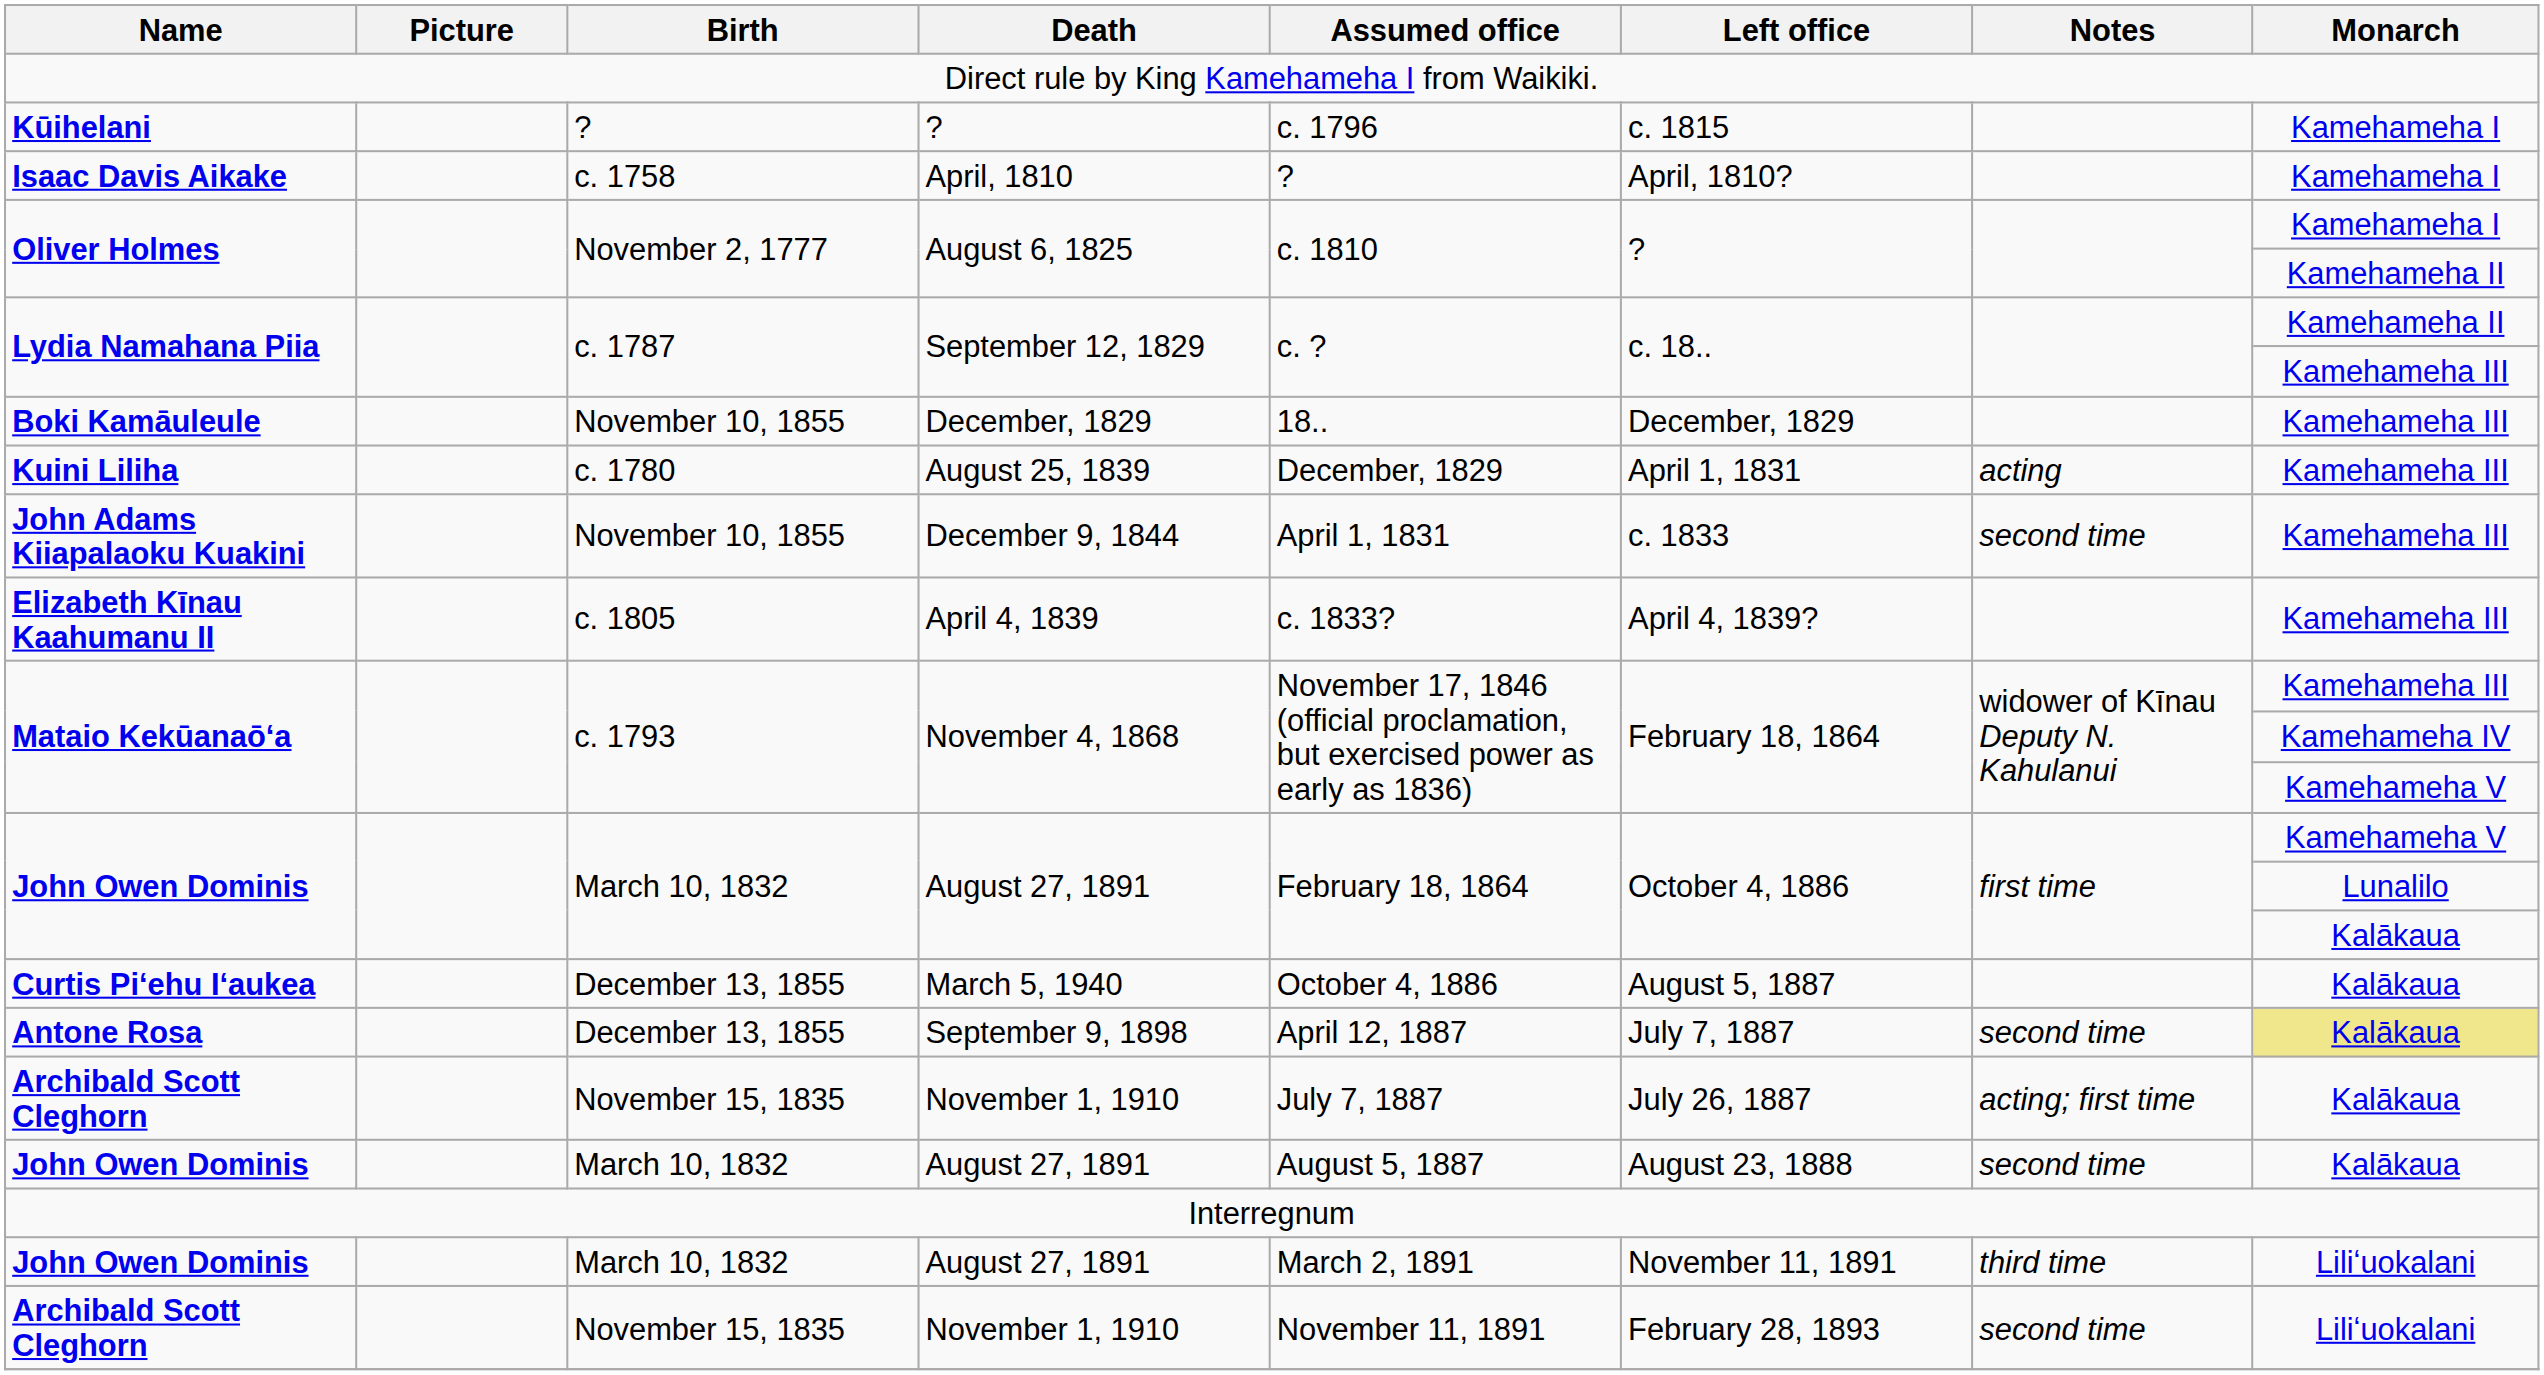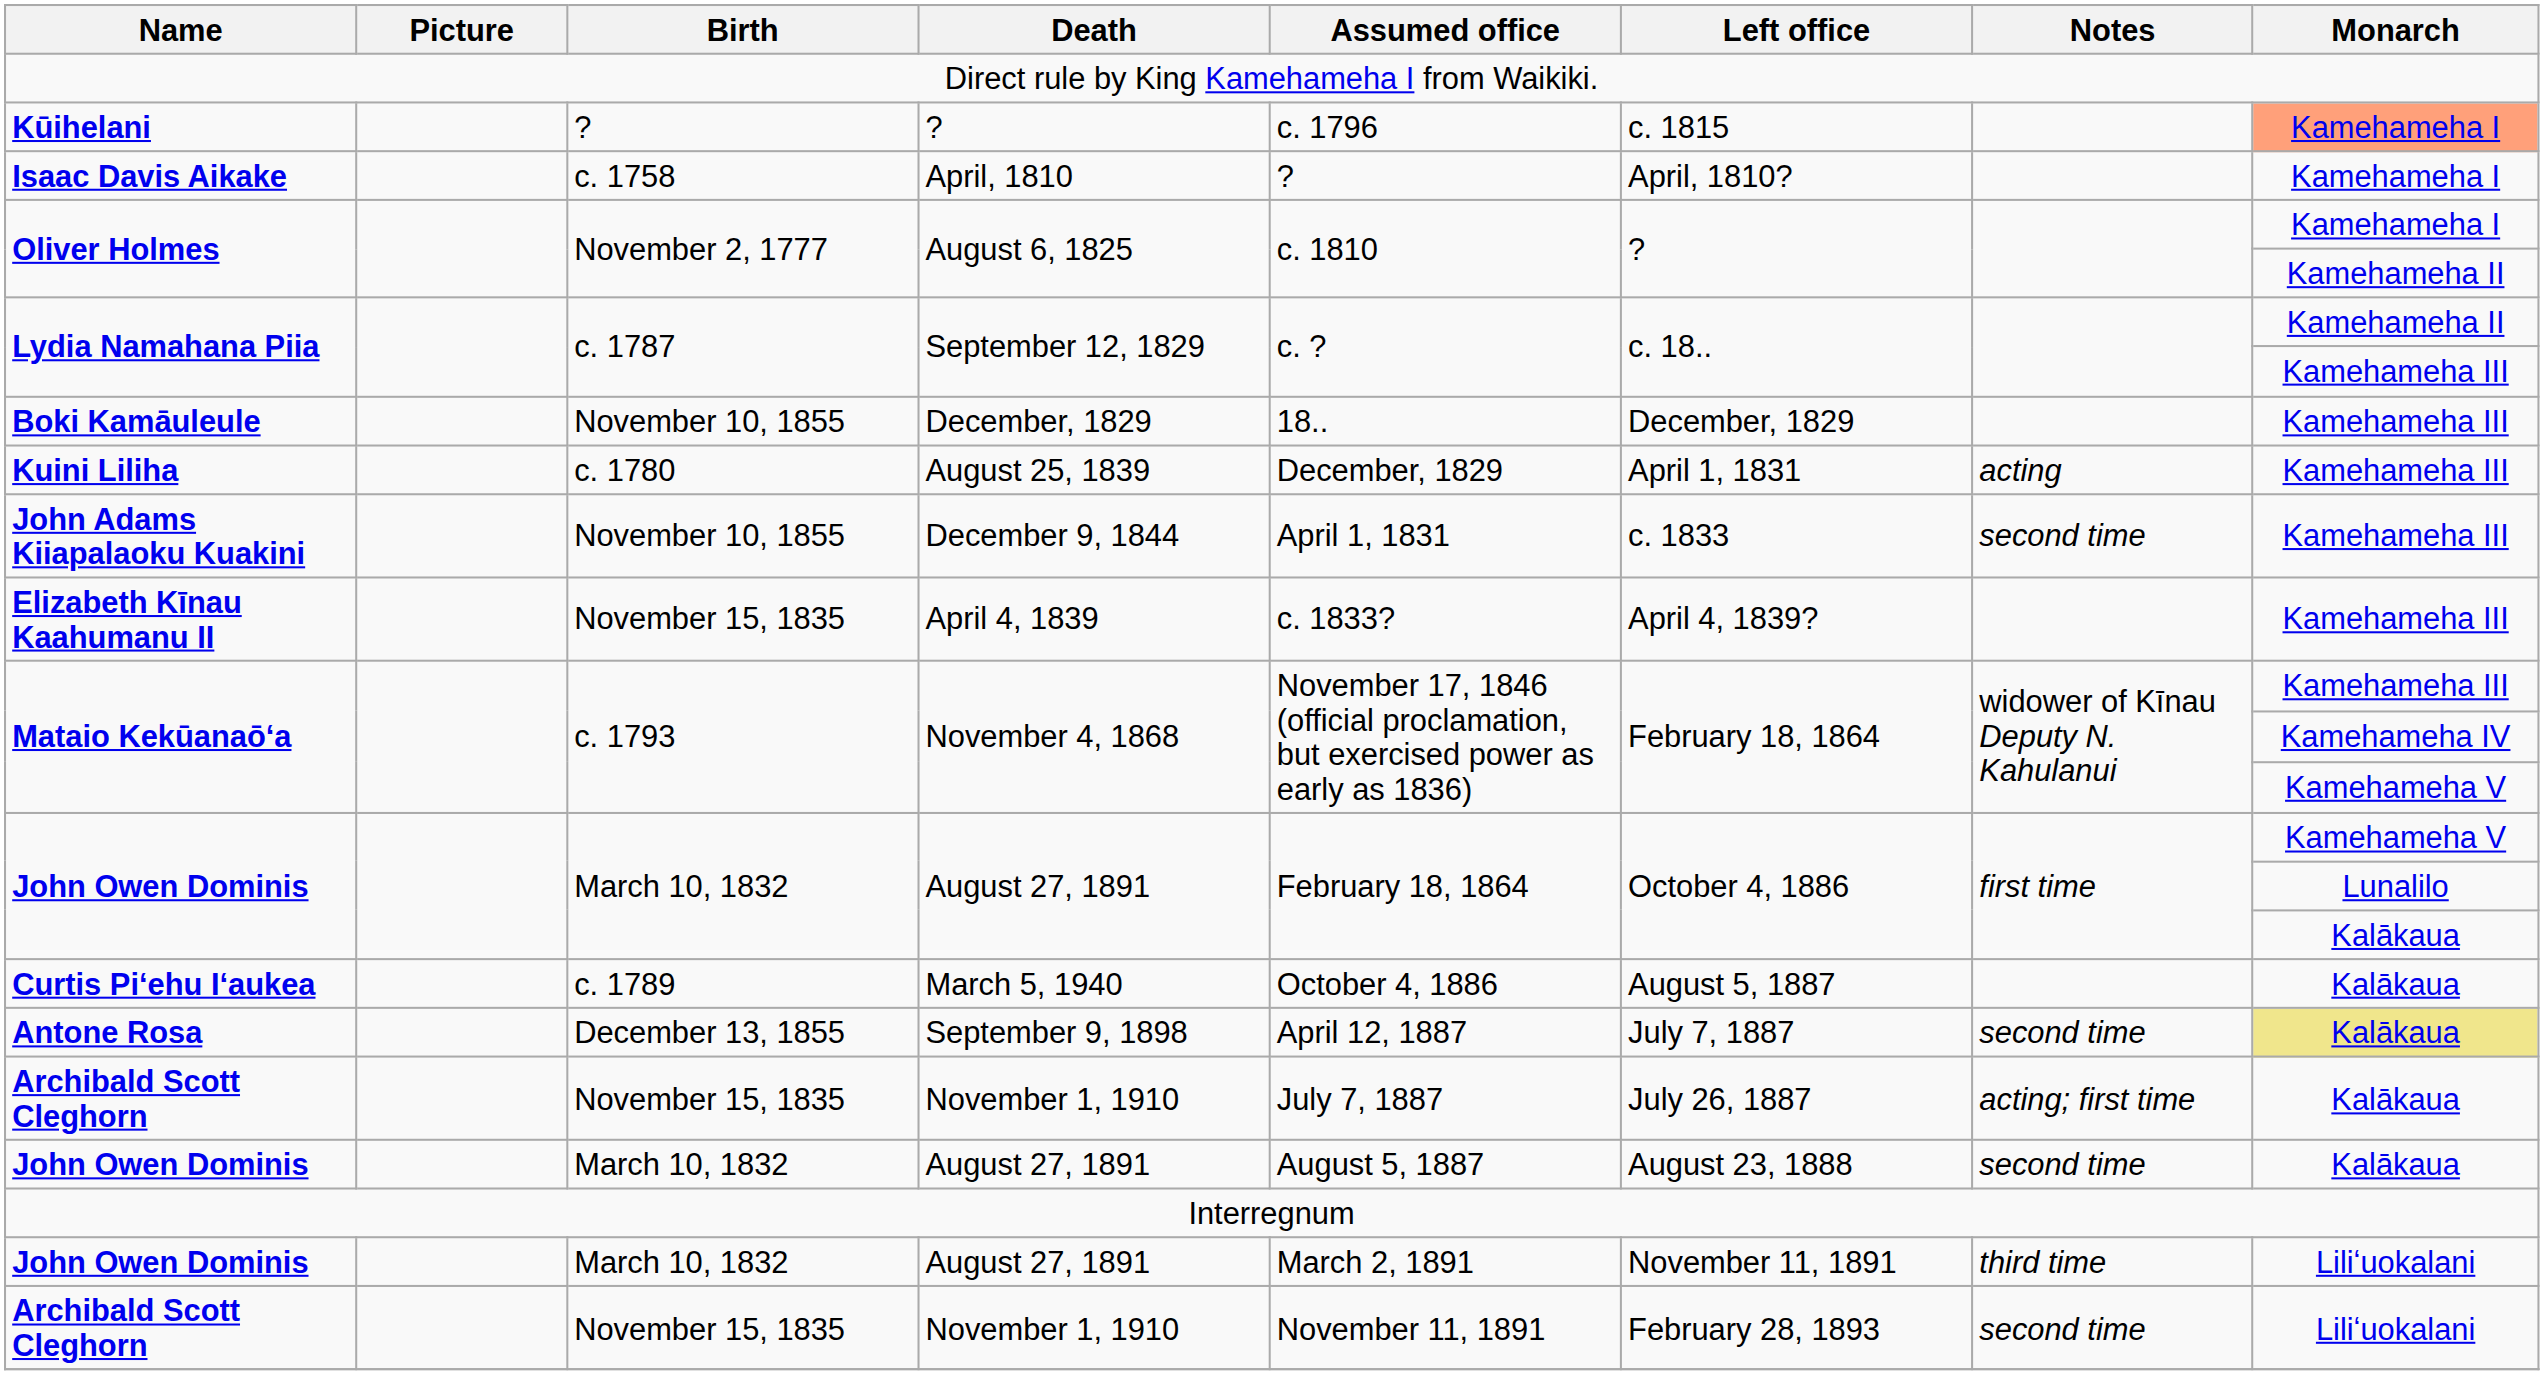(2396, 127) no background -> (2396, 127) lightsalmon background
(625, 619) c. 1805 -> (710, 619) November 15, 1835
(710, 984) December 13, 1855 -> (625, 984) c. 1789
